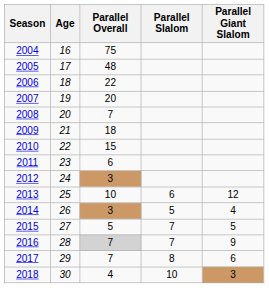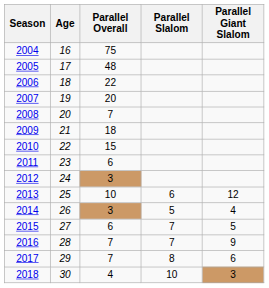(110, 227) 5 -> (110, 227) 6
(110, 242) lightgrey background -> (110, 242) no background
